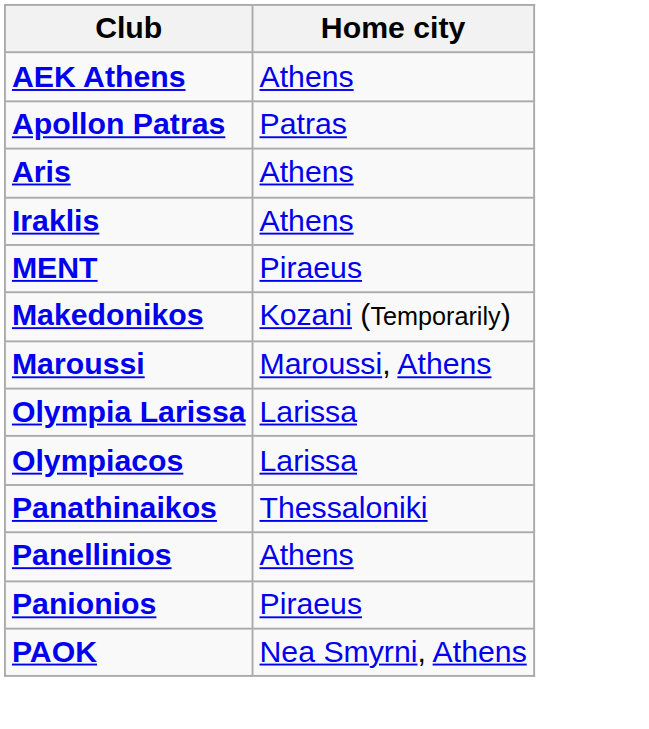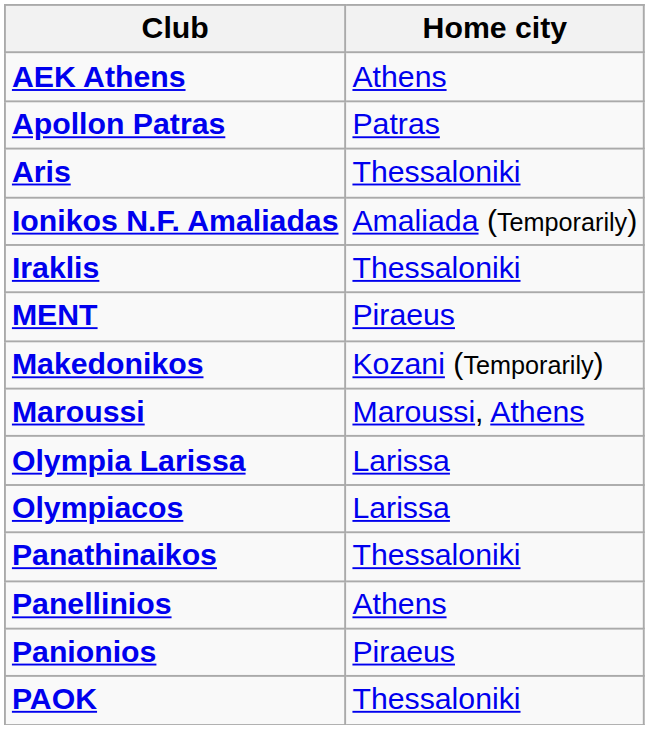(307, 172) Athens -> (436, 172) Thessaloniki
+ row: (175, 220)
(307, 220) Athens -> (436, 268) Thessaloniki
(393, 651) Nea Smyrni, Athens -> (436, 699) Thessaloniki
